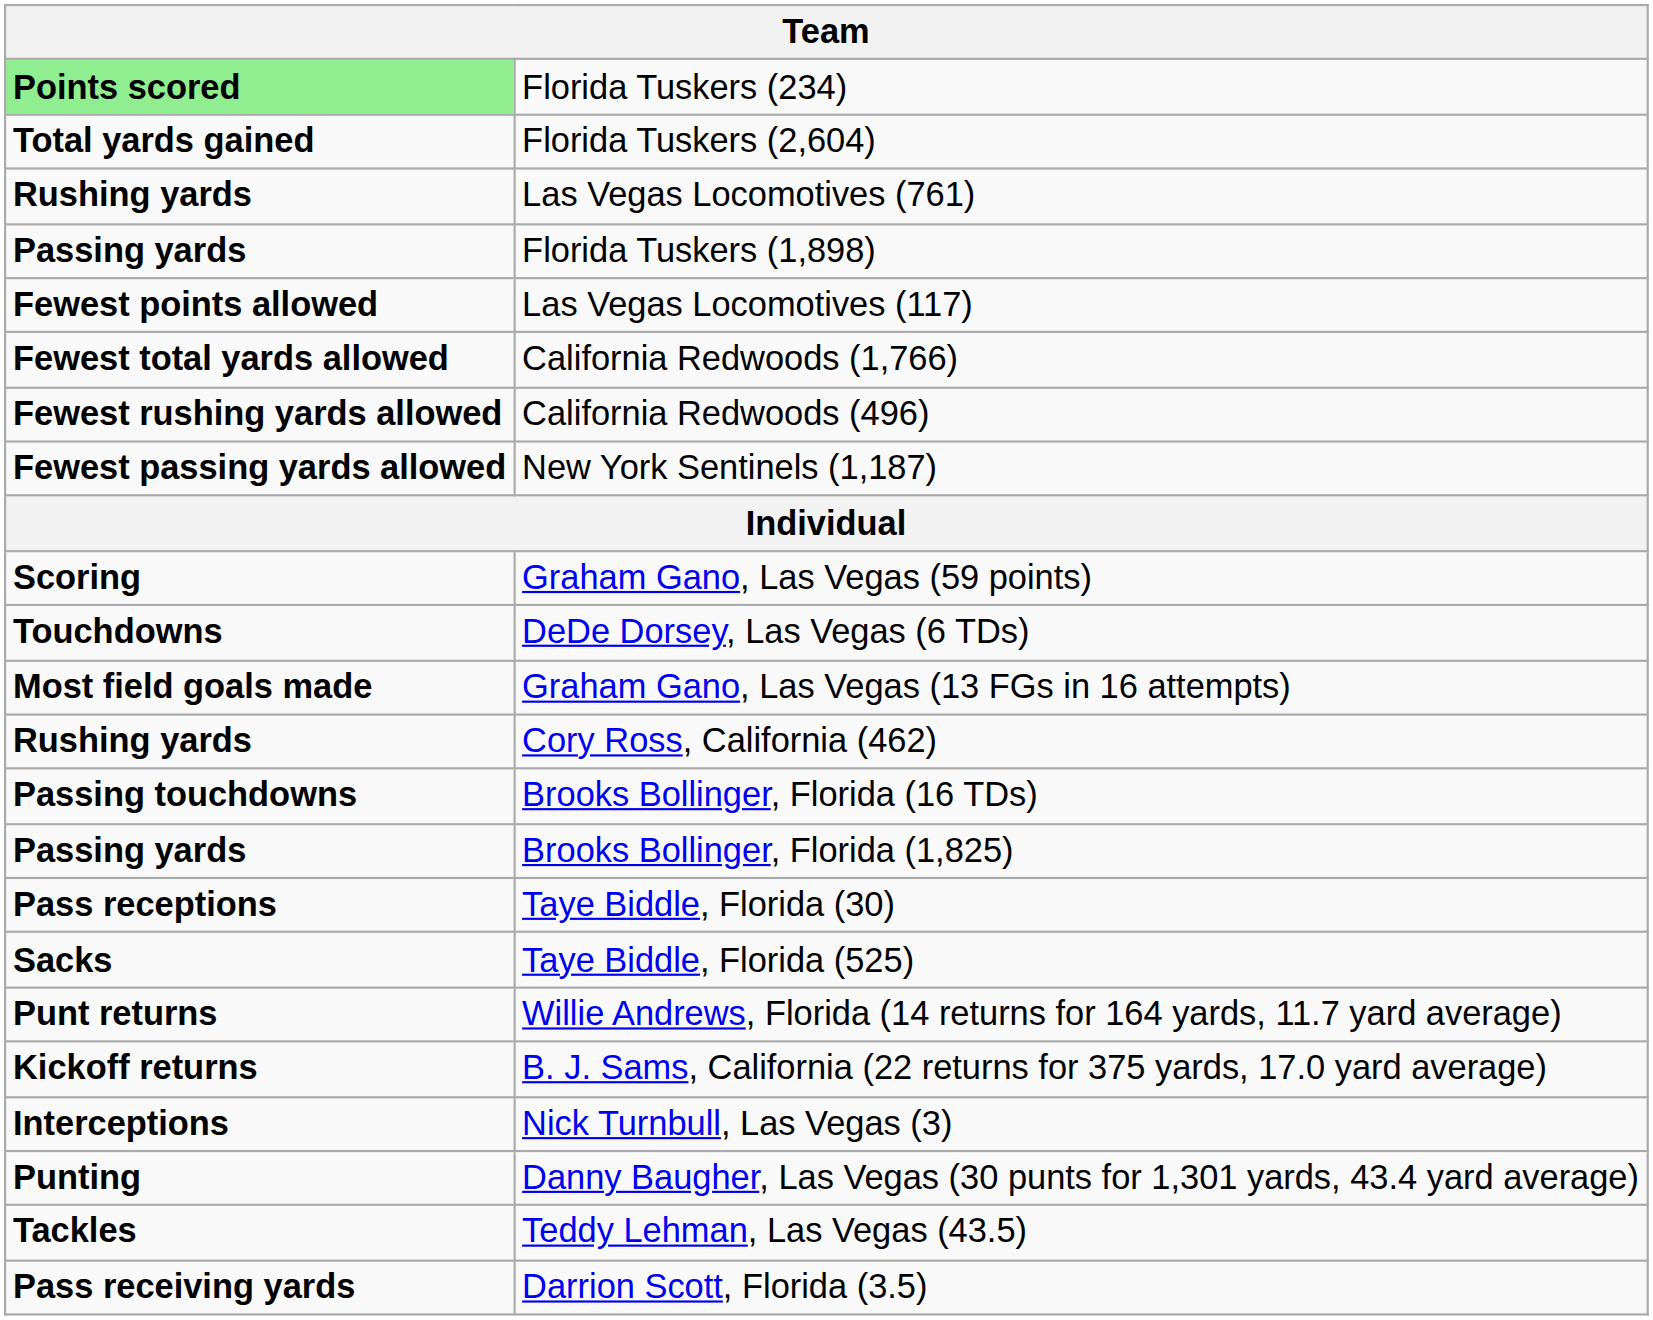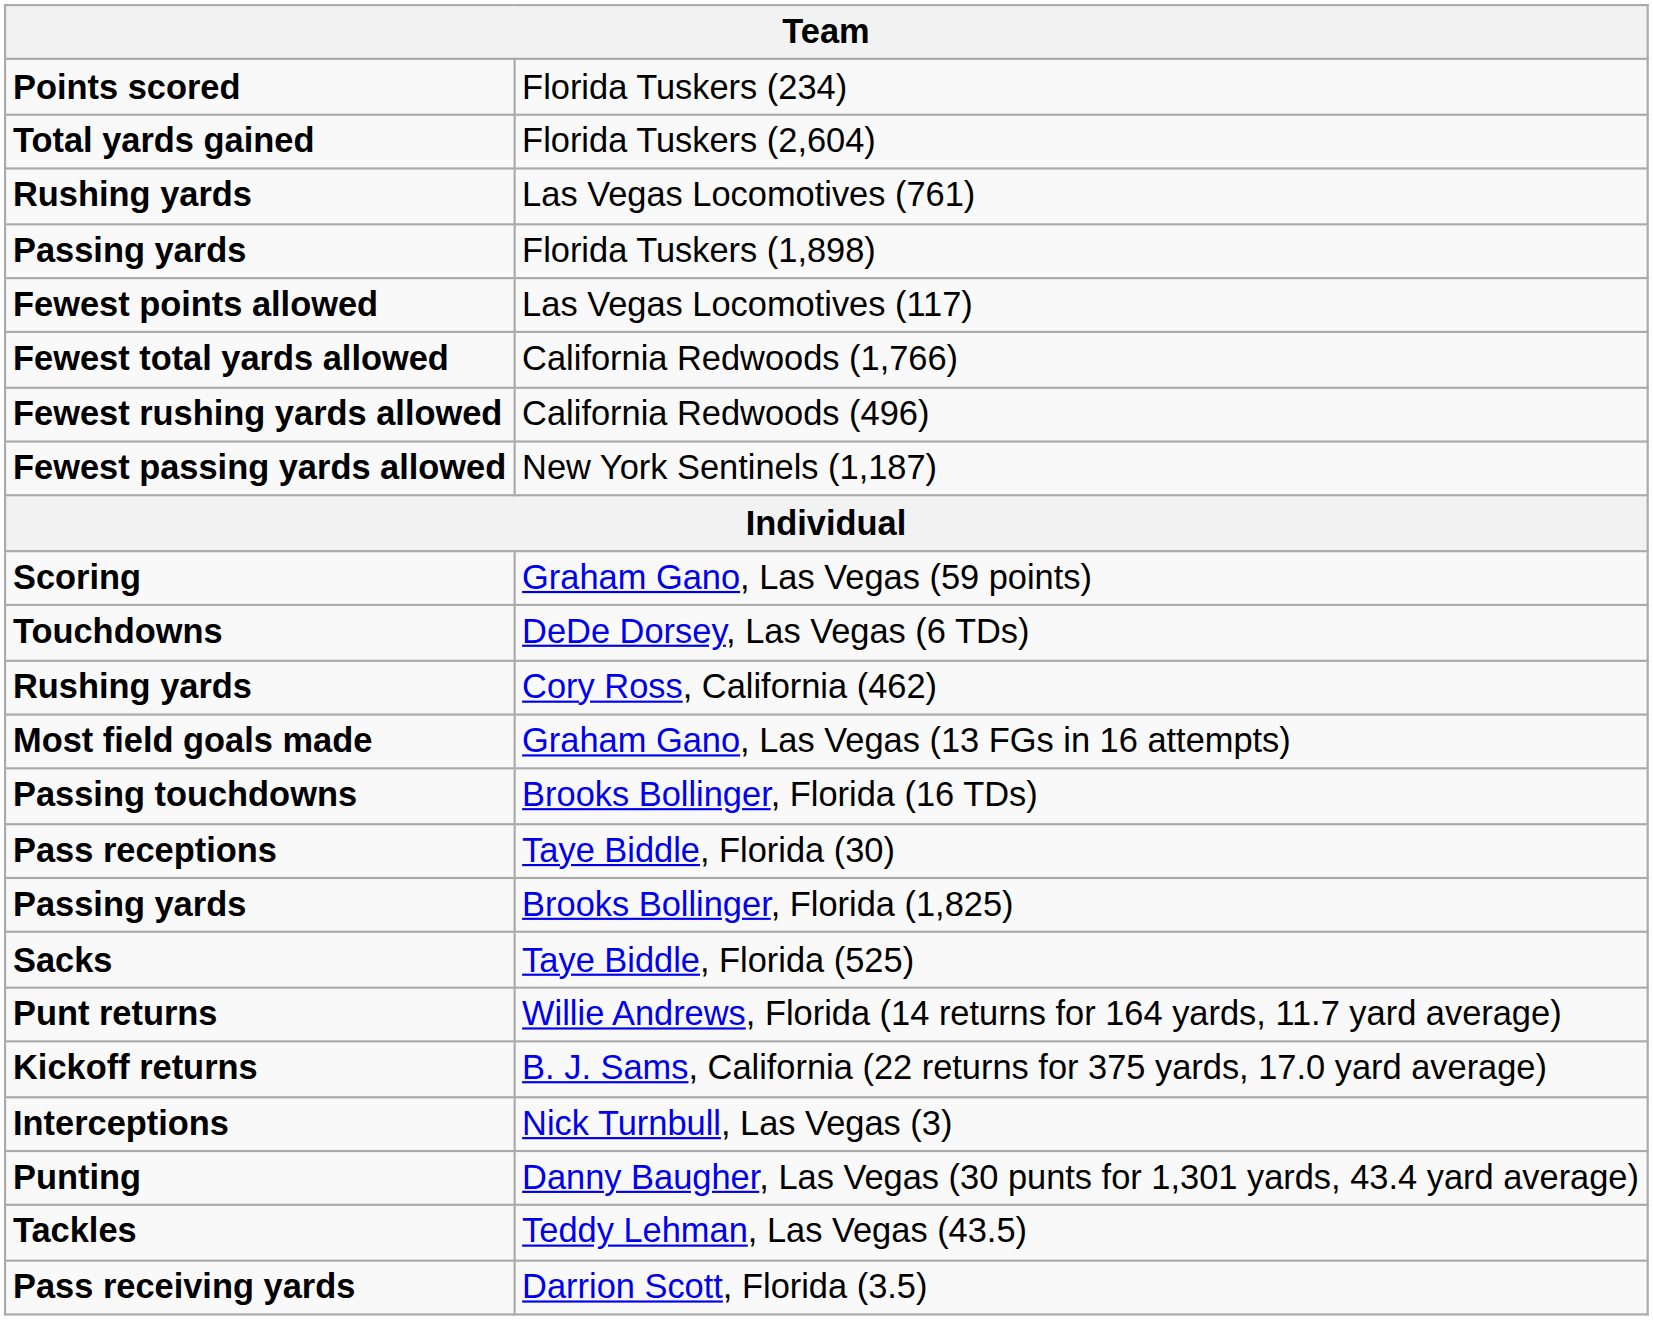(127, 86) lightgreen background -> (127, 86) no background
rows swapped: (906, 686) <-> (730, 741)
rows swapped: (768, 850) <-> (709, 904)
